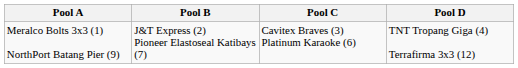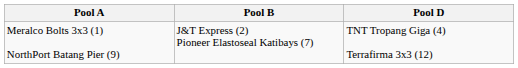- column: (323, 13)
